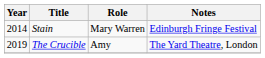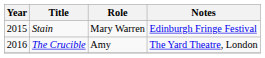(17, 28) 2014 -> (17, 28) 2015
(17, 45) 2019 -> (17, 45) 2016
